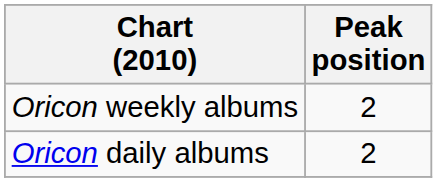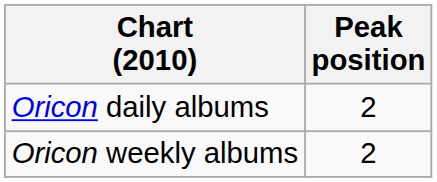rows swapped: (140, 153) <-> (155, 107)
